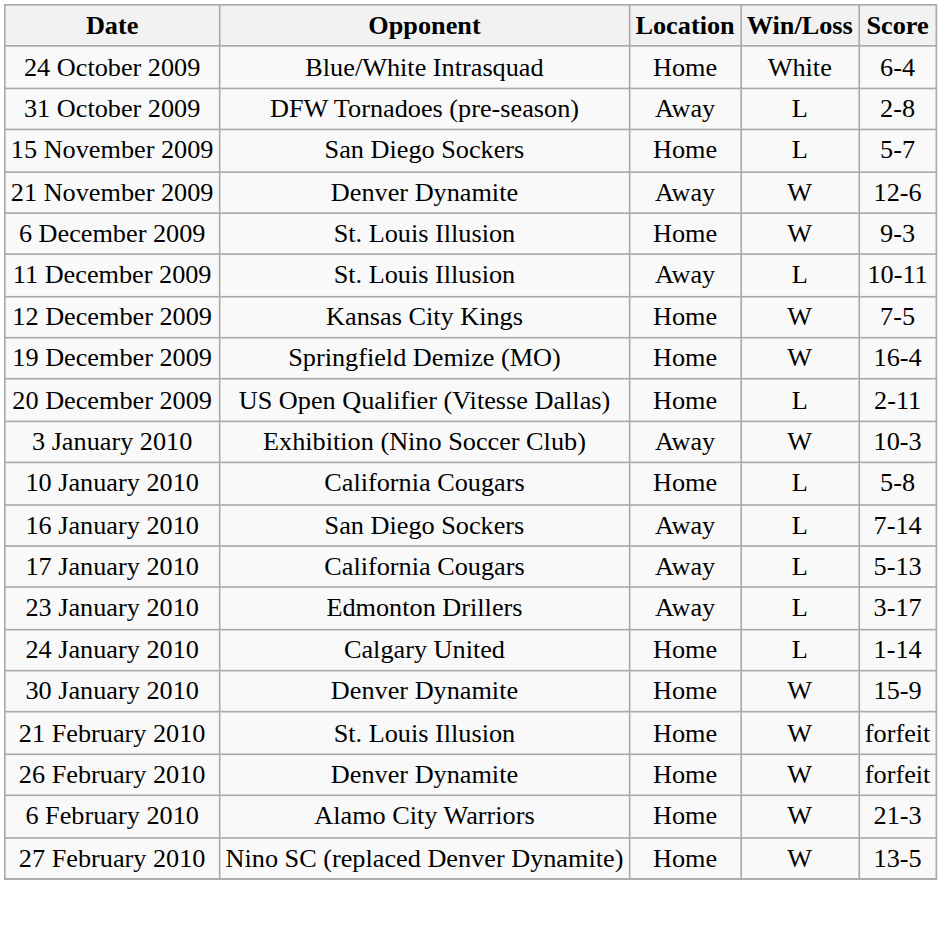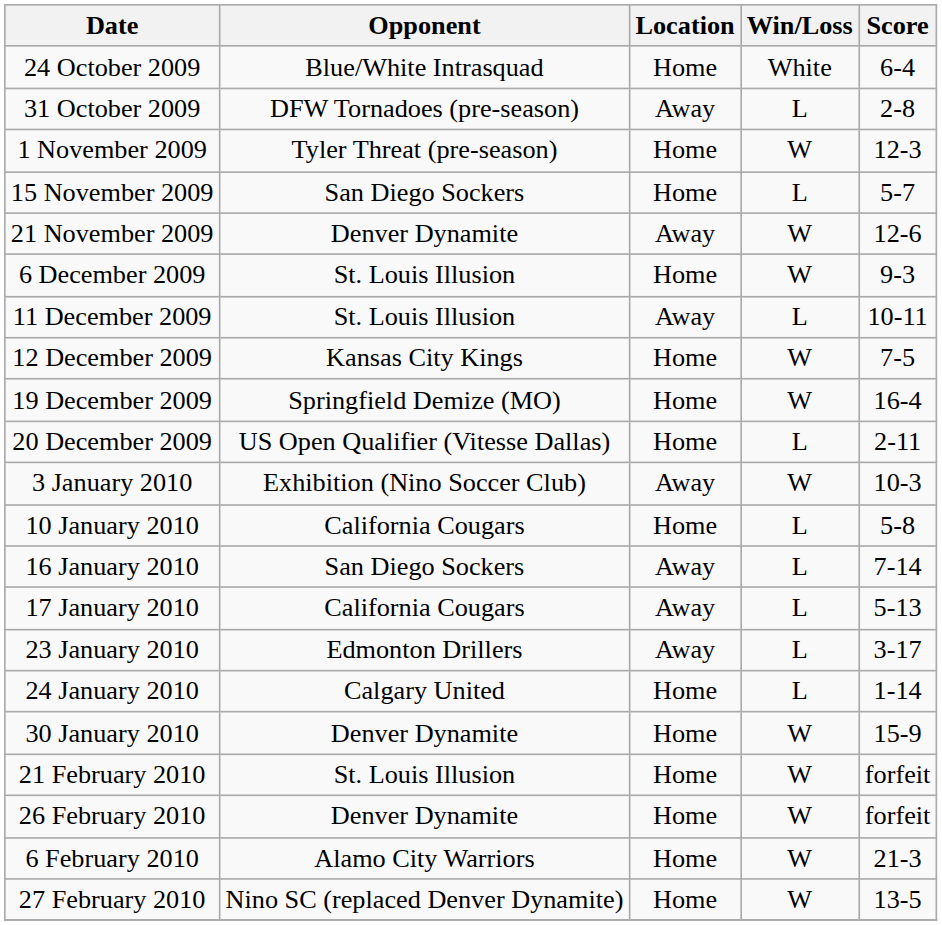+ row: (112, 150)
